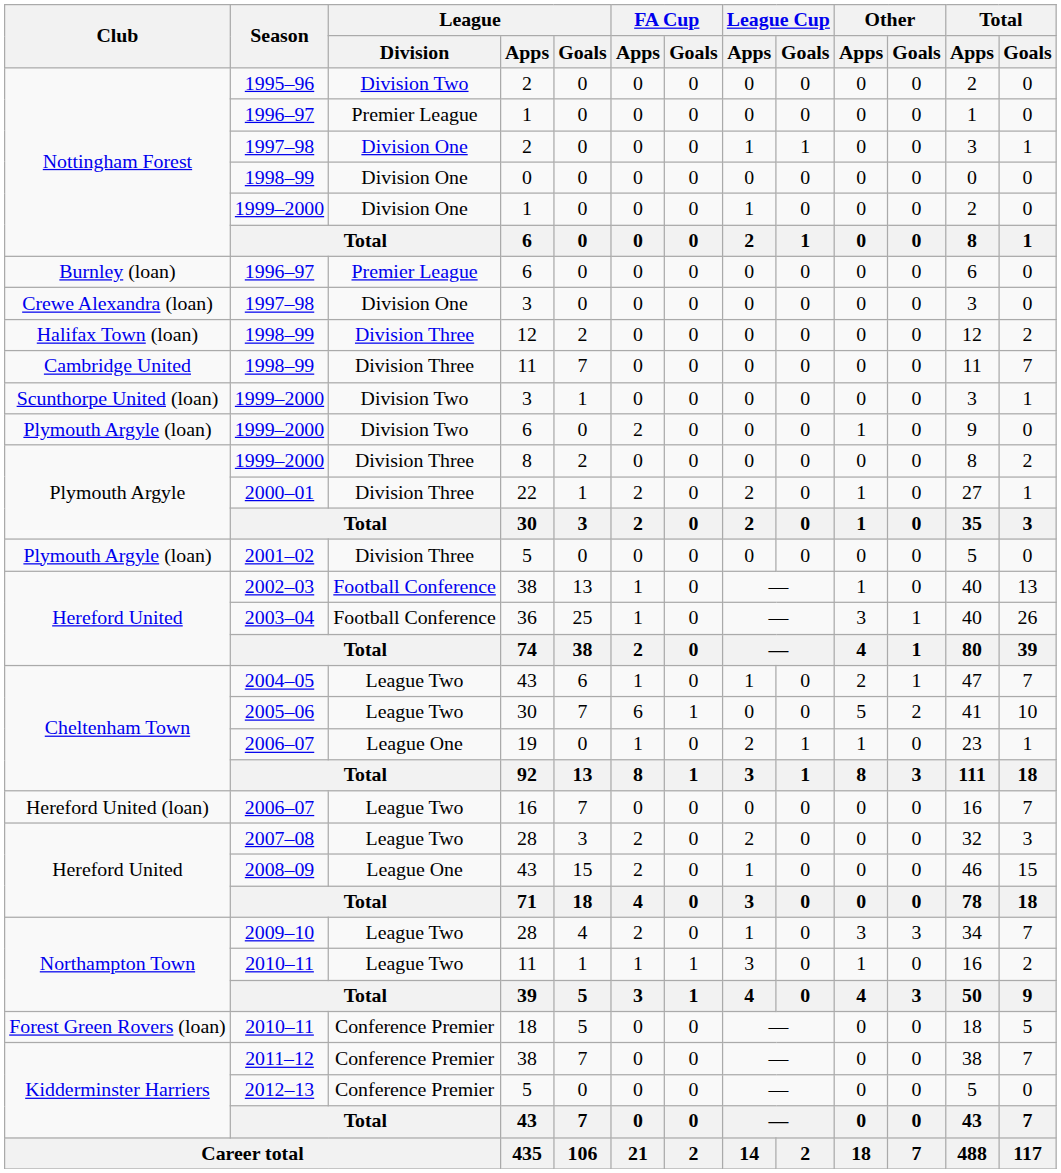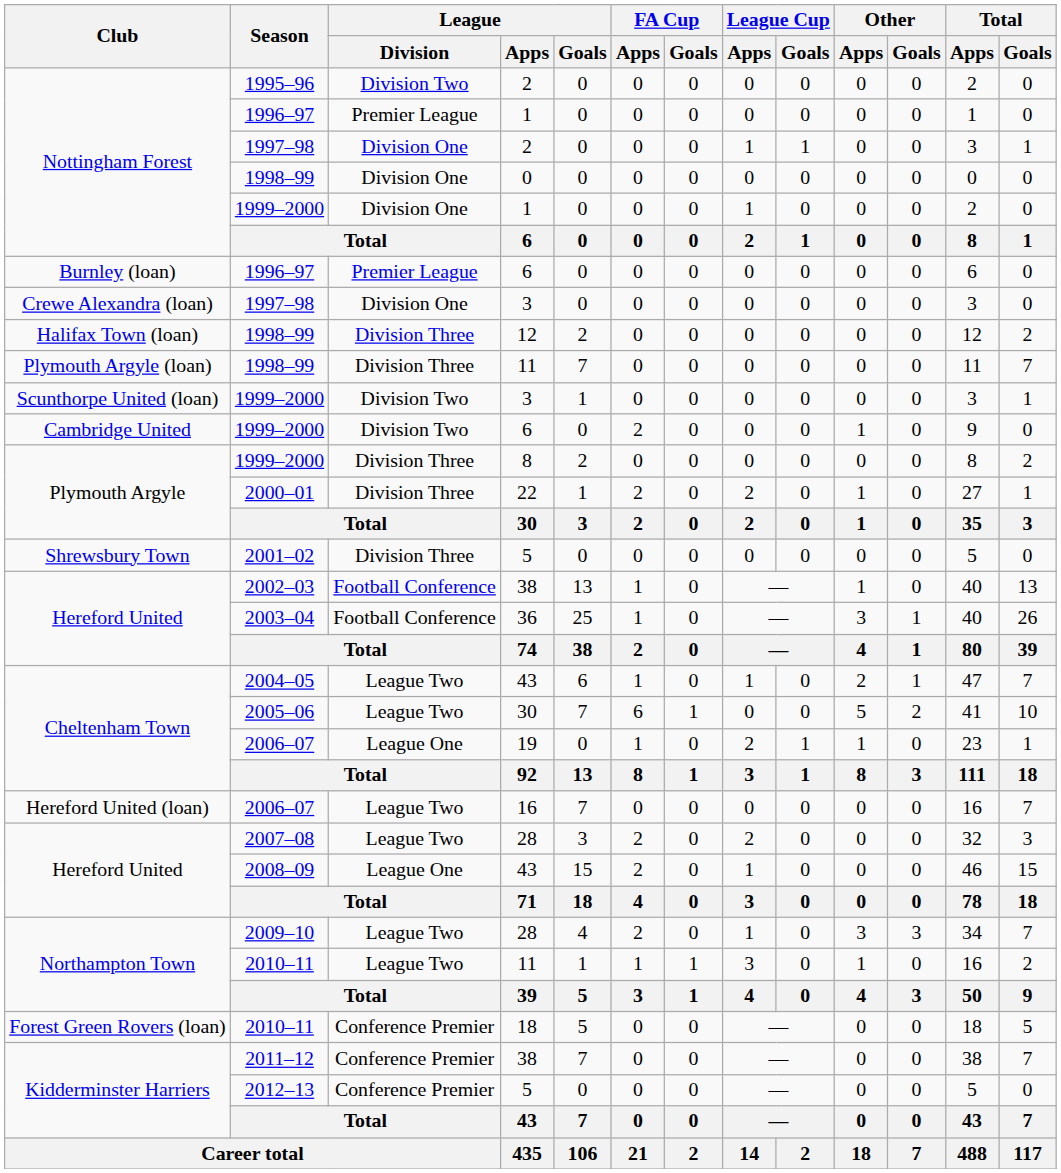(117, 366) Cambridge United -> (117, 366) Plymouth Argyle (loan)
(117, 429) Plymouth Argyle (loan) -> (117, 429) Cambridge United
(117, 555) Plymouth Argyle (loan) -> (117, 555) Shrewsbury Town
